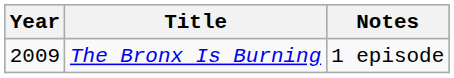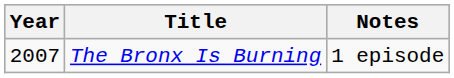(35, 56) 2009 -> (35, 56) 2007
